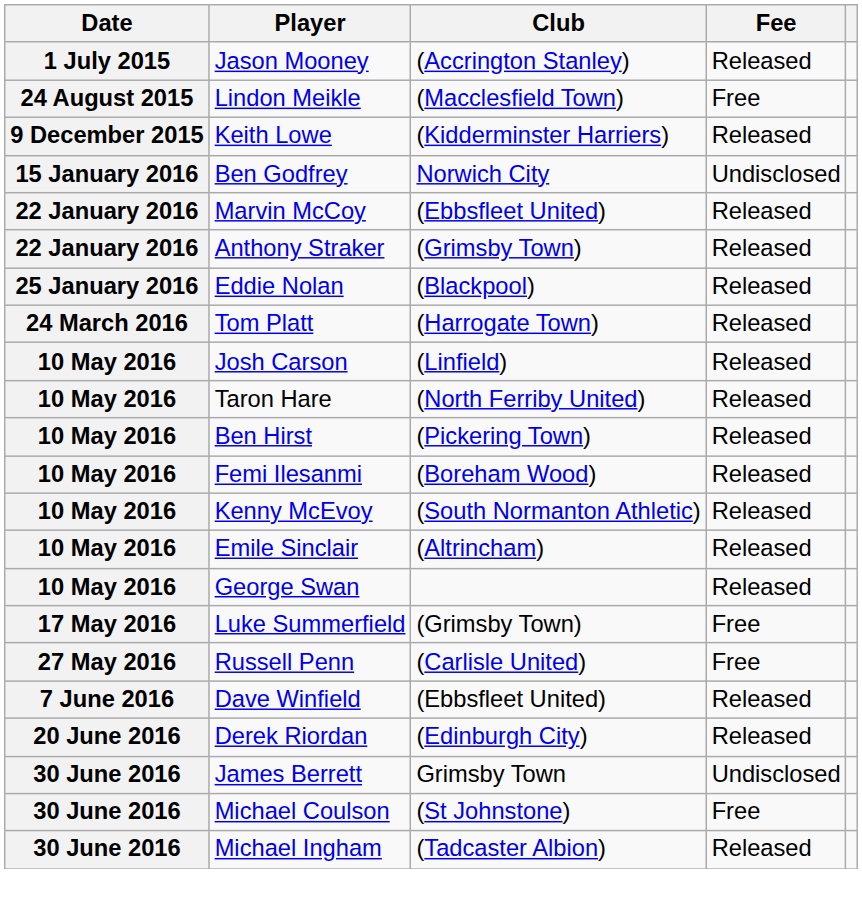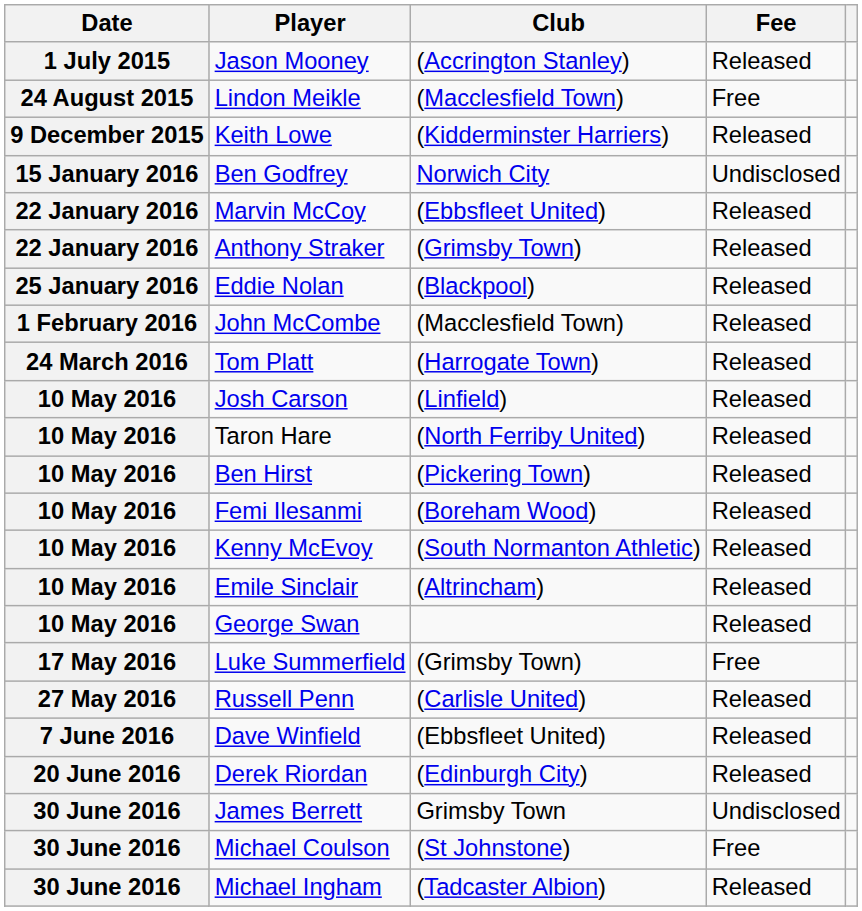+ row: (298, 323)
(736, 661) Free -> (762, 699) Released
